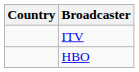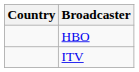rows swapped: (73, 36) <-> (76, 57)
